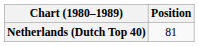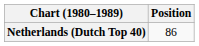(171, 32) 81 -> (171, 32) 86
